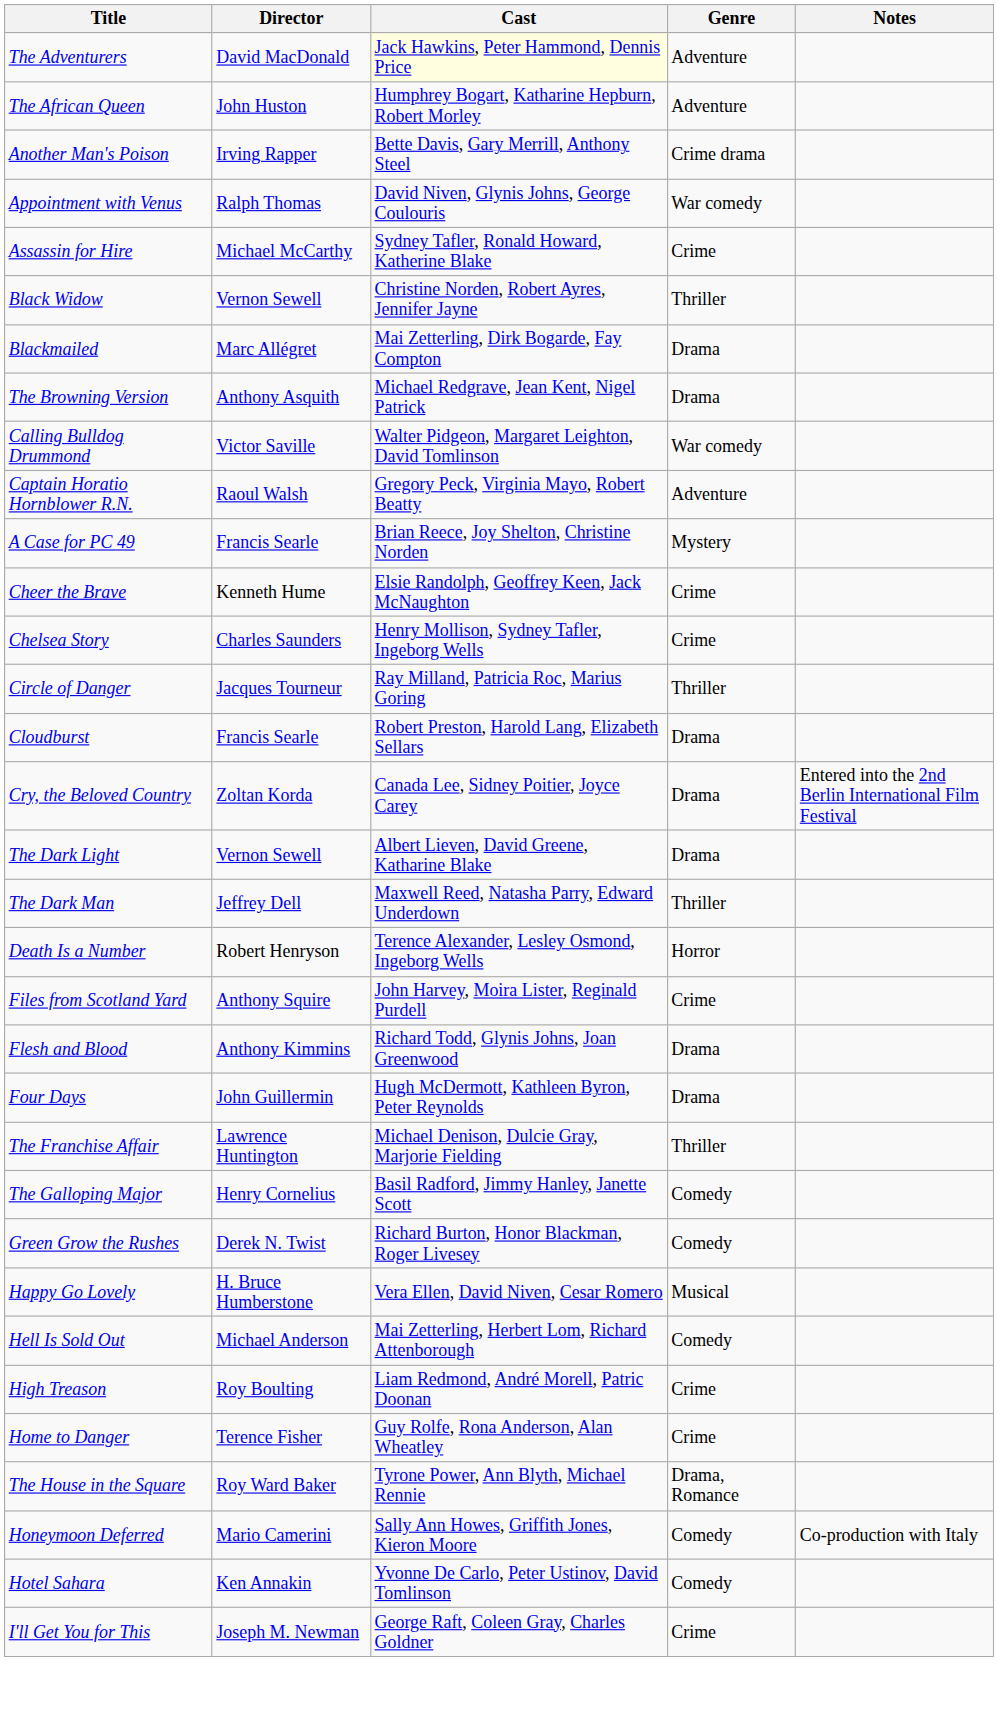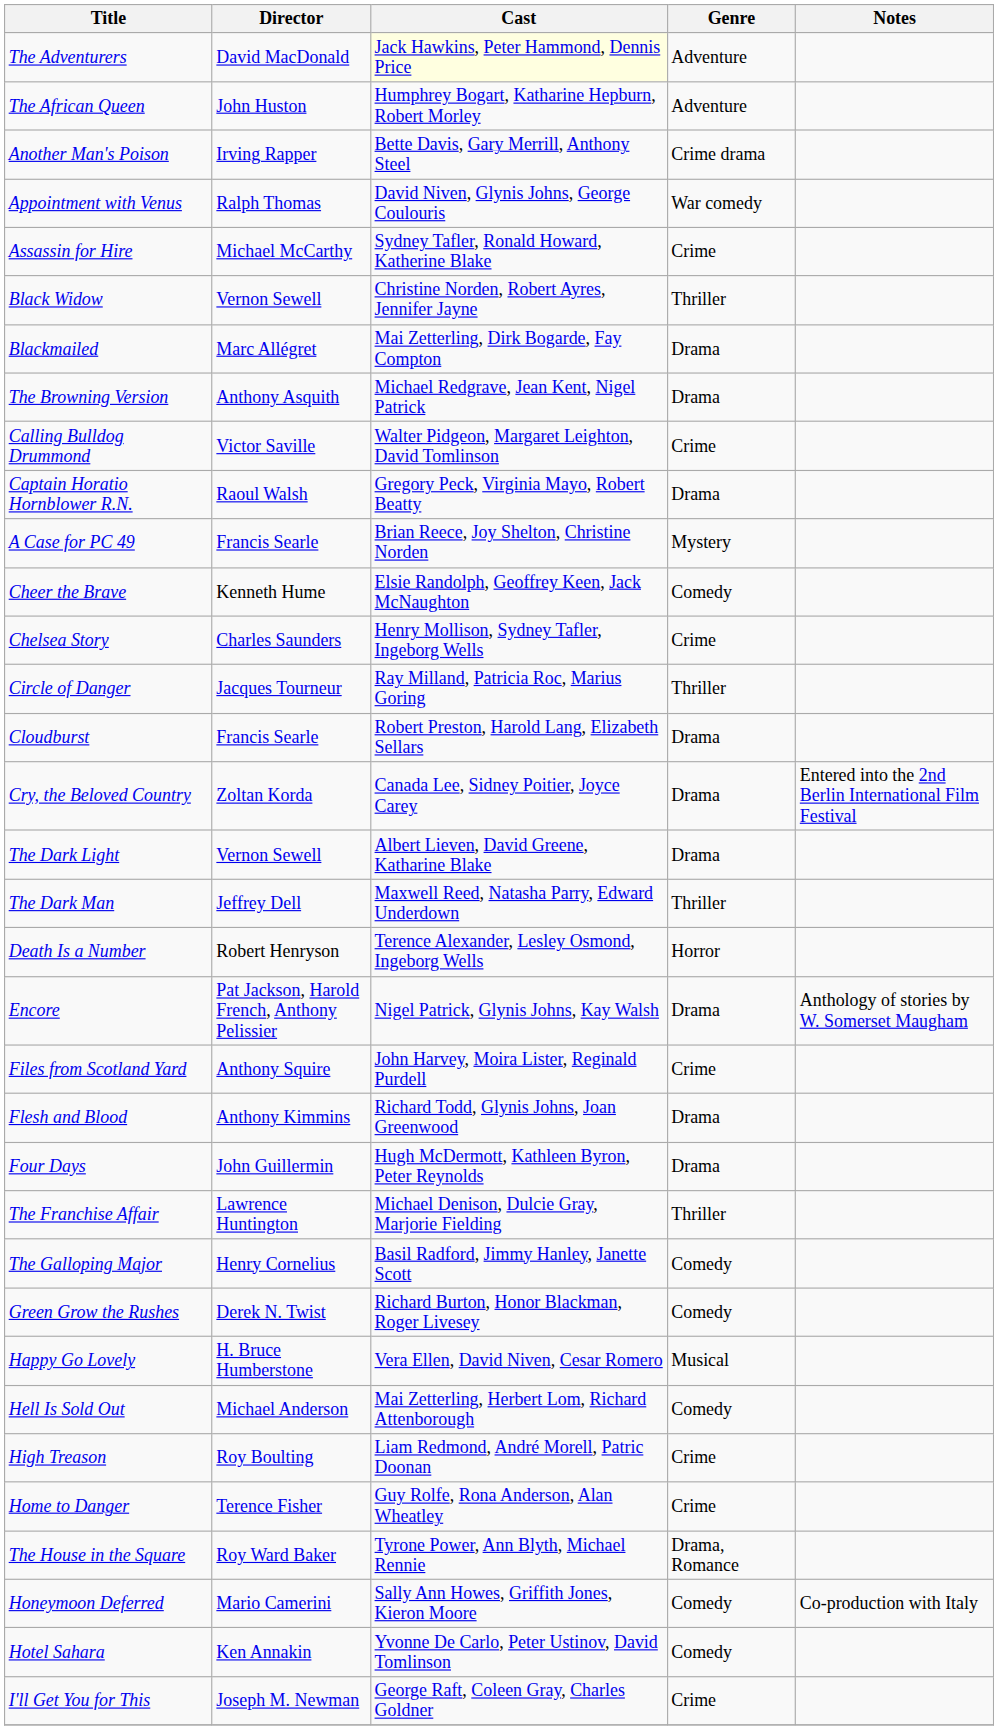(717, 445) War comedy -> (694, 445) Crime
(709, 494) Adventure -> (696, 494) Drama
(694, 591) Crime -> (702, 591) Comedy
+ row: (34, 1010)
